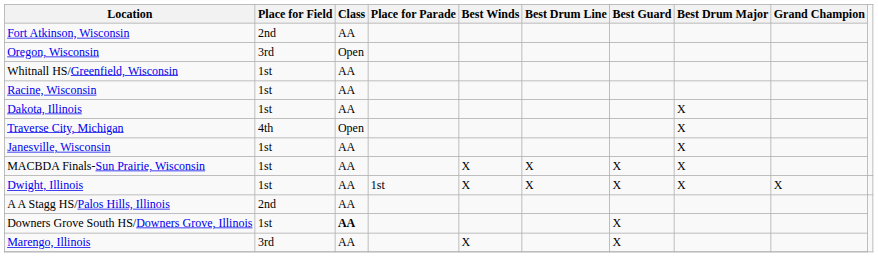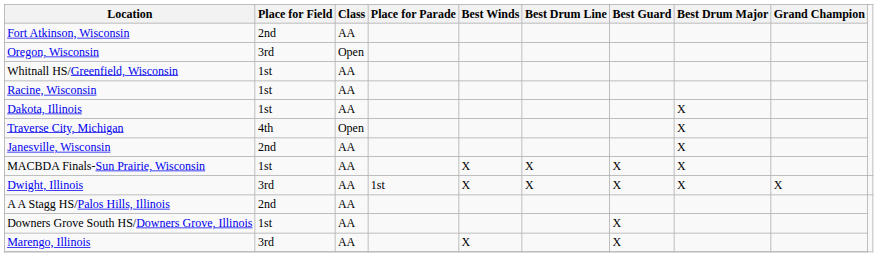(265, 147) 1st -> (267, 147) 2nd
(265, 185) 1st -> (266, 185) 3rd
(347, 223) bold -> (347, 223) normal
